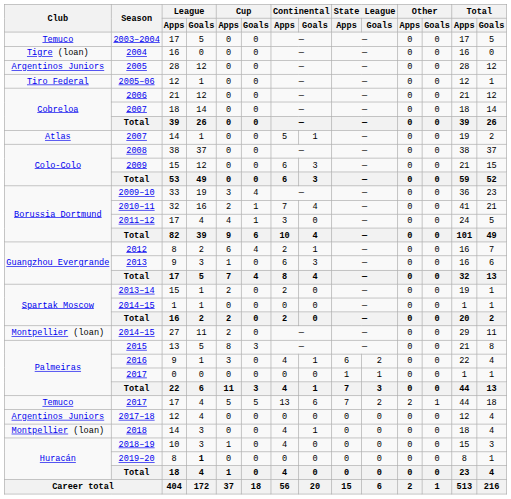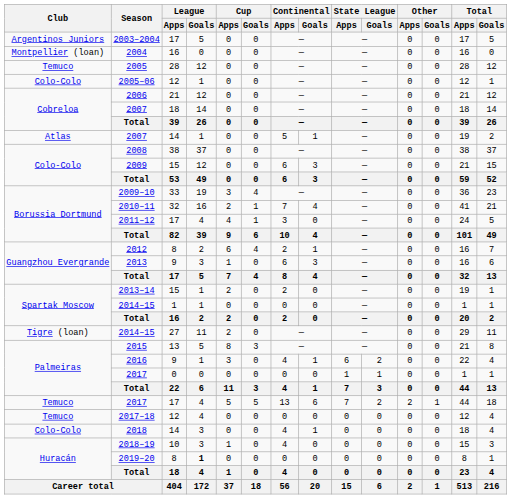(58, 39) Temuco -> (58, 39) Argentinos Juniors
(58, 53) Tigre (loan) -> (58, 53) Montpellier (loan)
(58, 67) Argentinos Juniors -> (58, 67) Temuco
(58, 81) Tiro Federal -> (58, 81) Colo-Colo
(58, 333) Montpellier (loan) -> (58, 333) Tigre (loan)
(58, 417) Argentinos Juniors -> (58, 417) Temuco
(58, 431) Montpellier (loan) -> (58, 431) Colo-Colo
